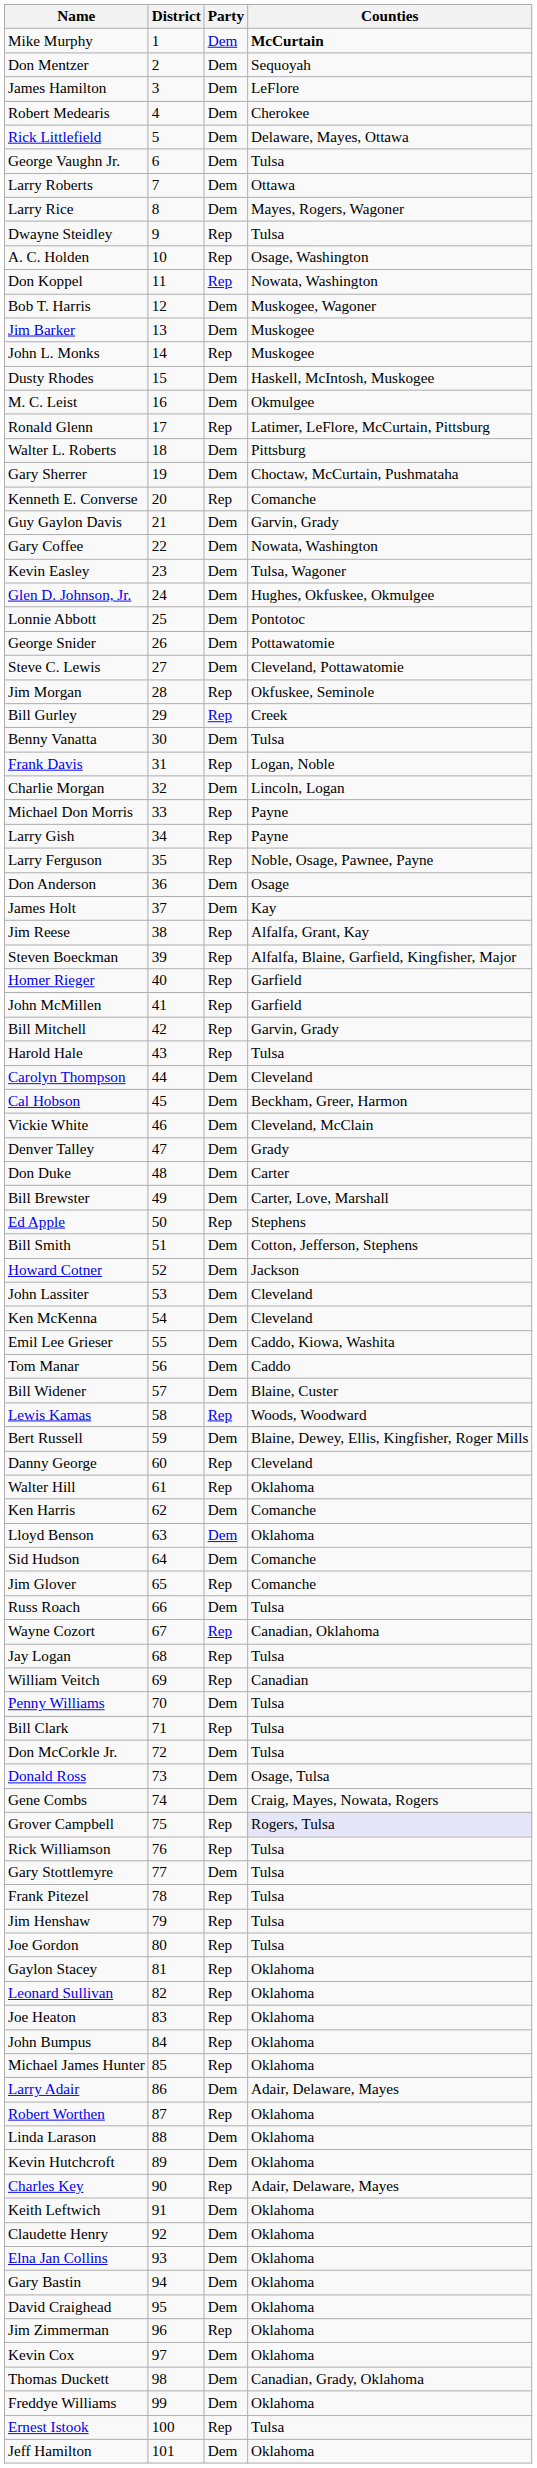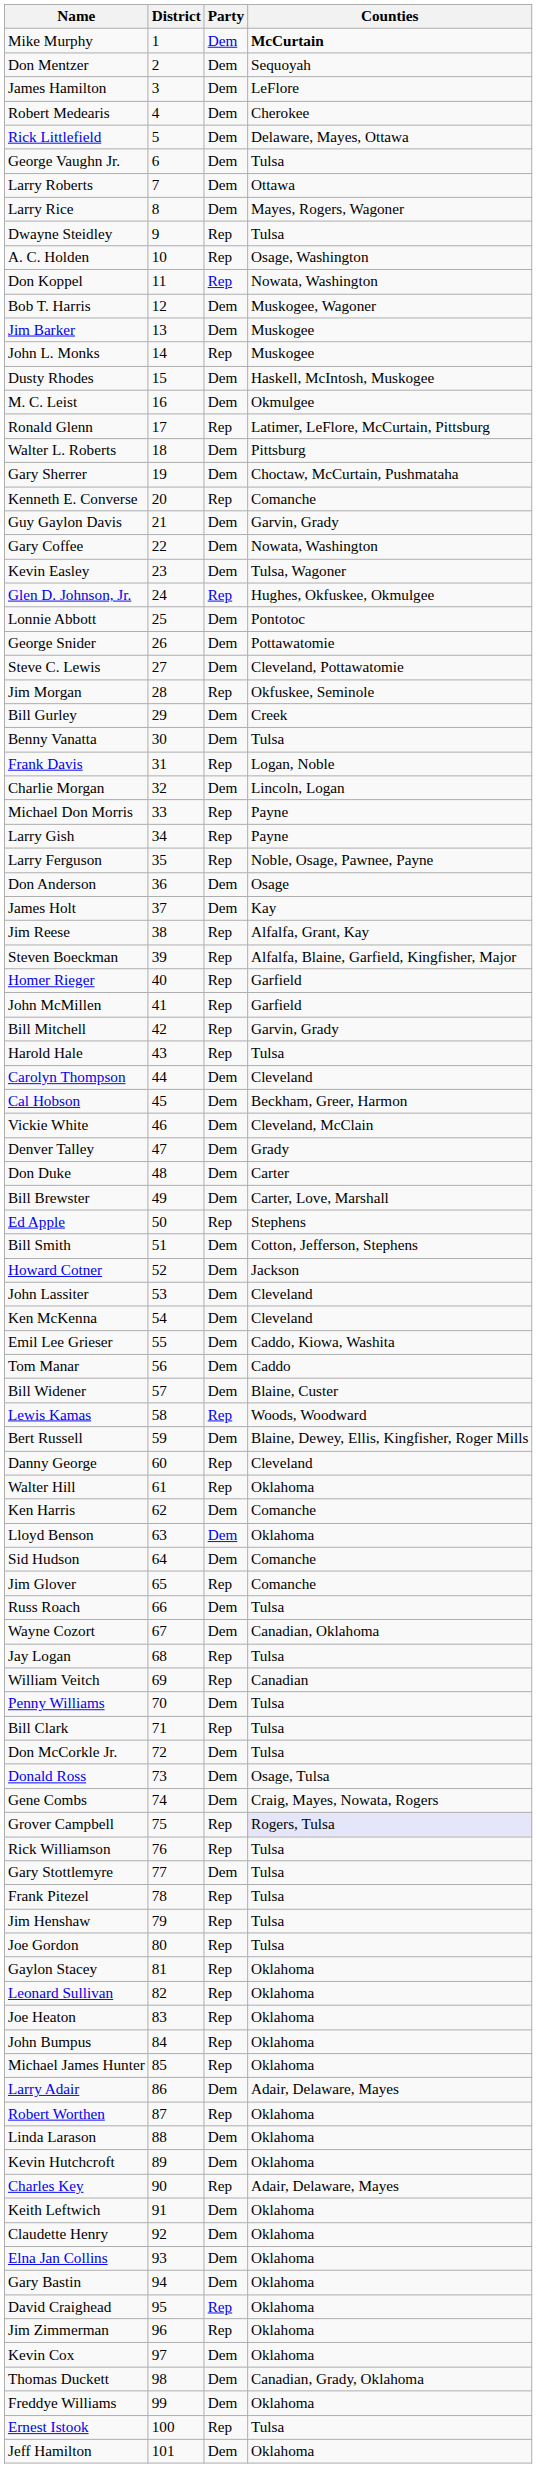(222, 595) Dem -> (220, 595) Rep
(220, 715) Rep -> (222, 715) Dem
(220, 1631) Rep -> (222, 1631) Dem
(222, 2306) Dem -> (220, 2306) Rep
